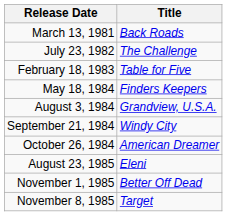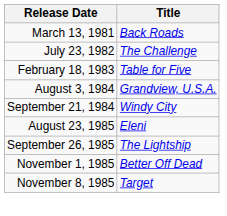- row: (79, 88)
- row: (69, 145)
+ row: (61, 145)
